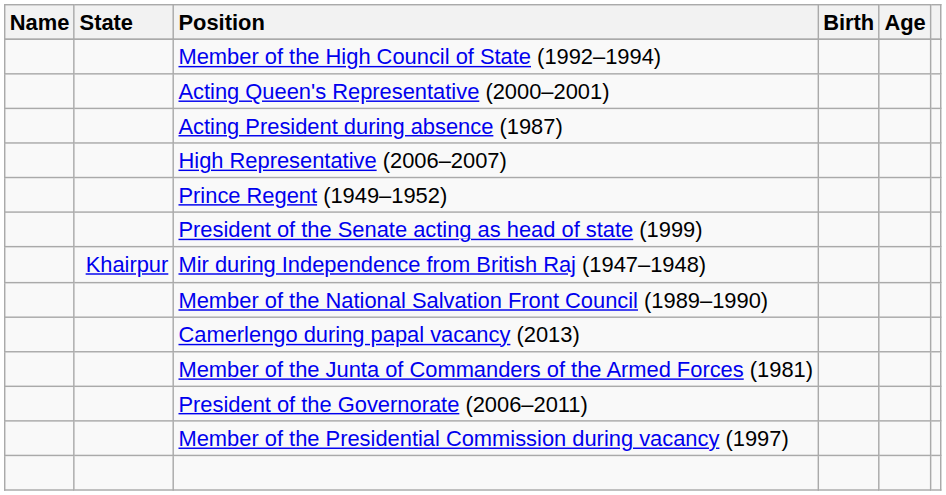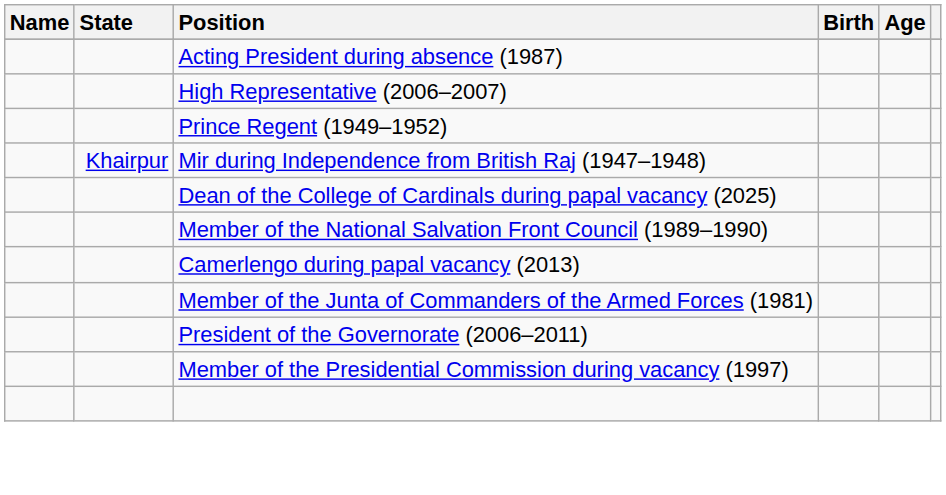- row: (124, 57)
- row: (124, 92)
- row: (124, 230)
+ row: (124, 195)
